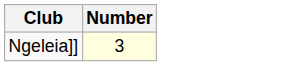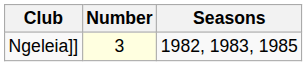+ column: (229, 18)
